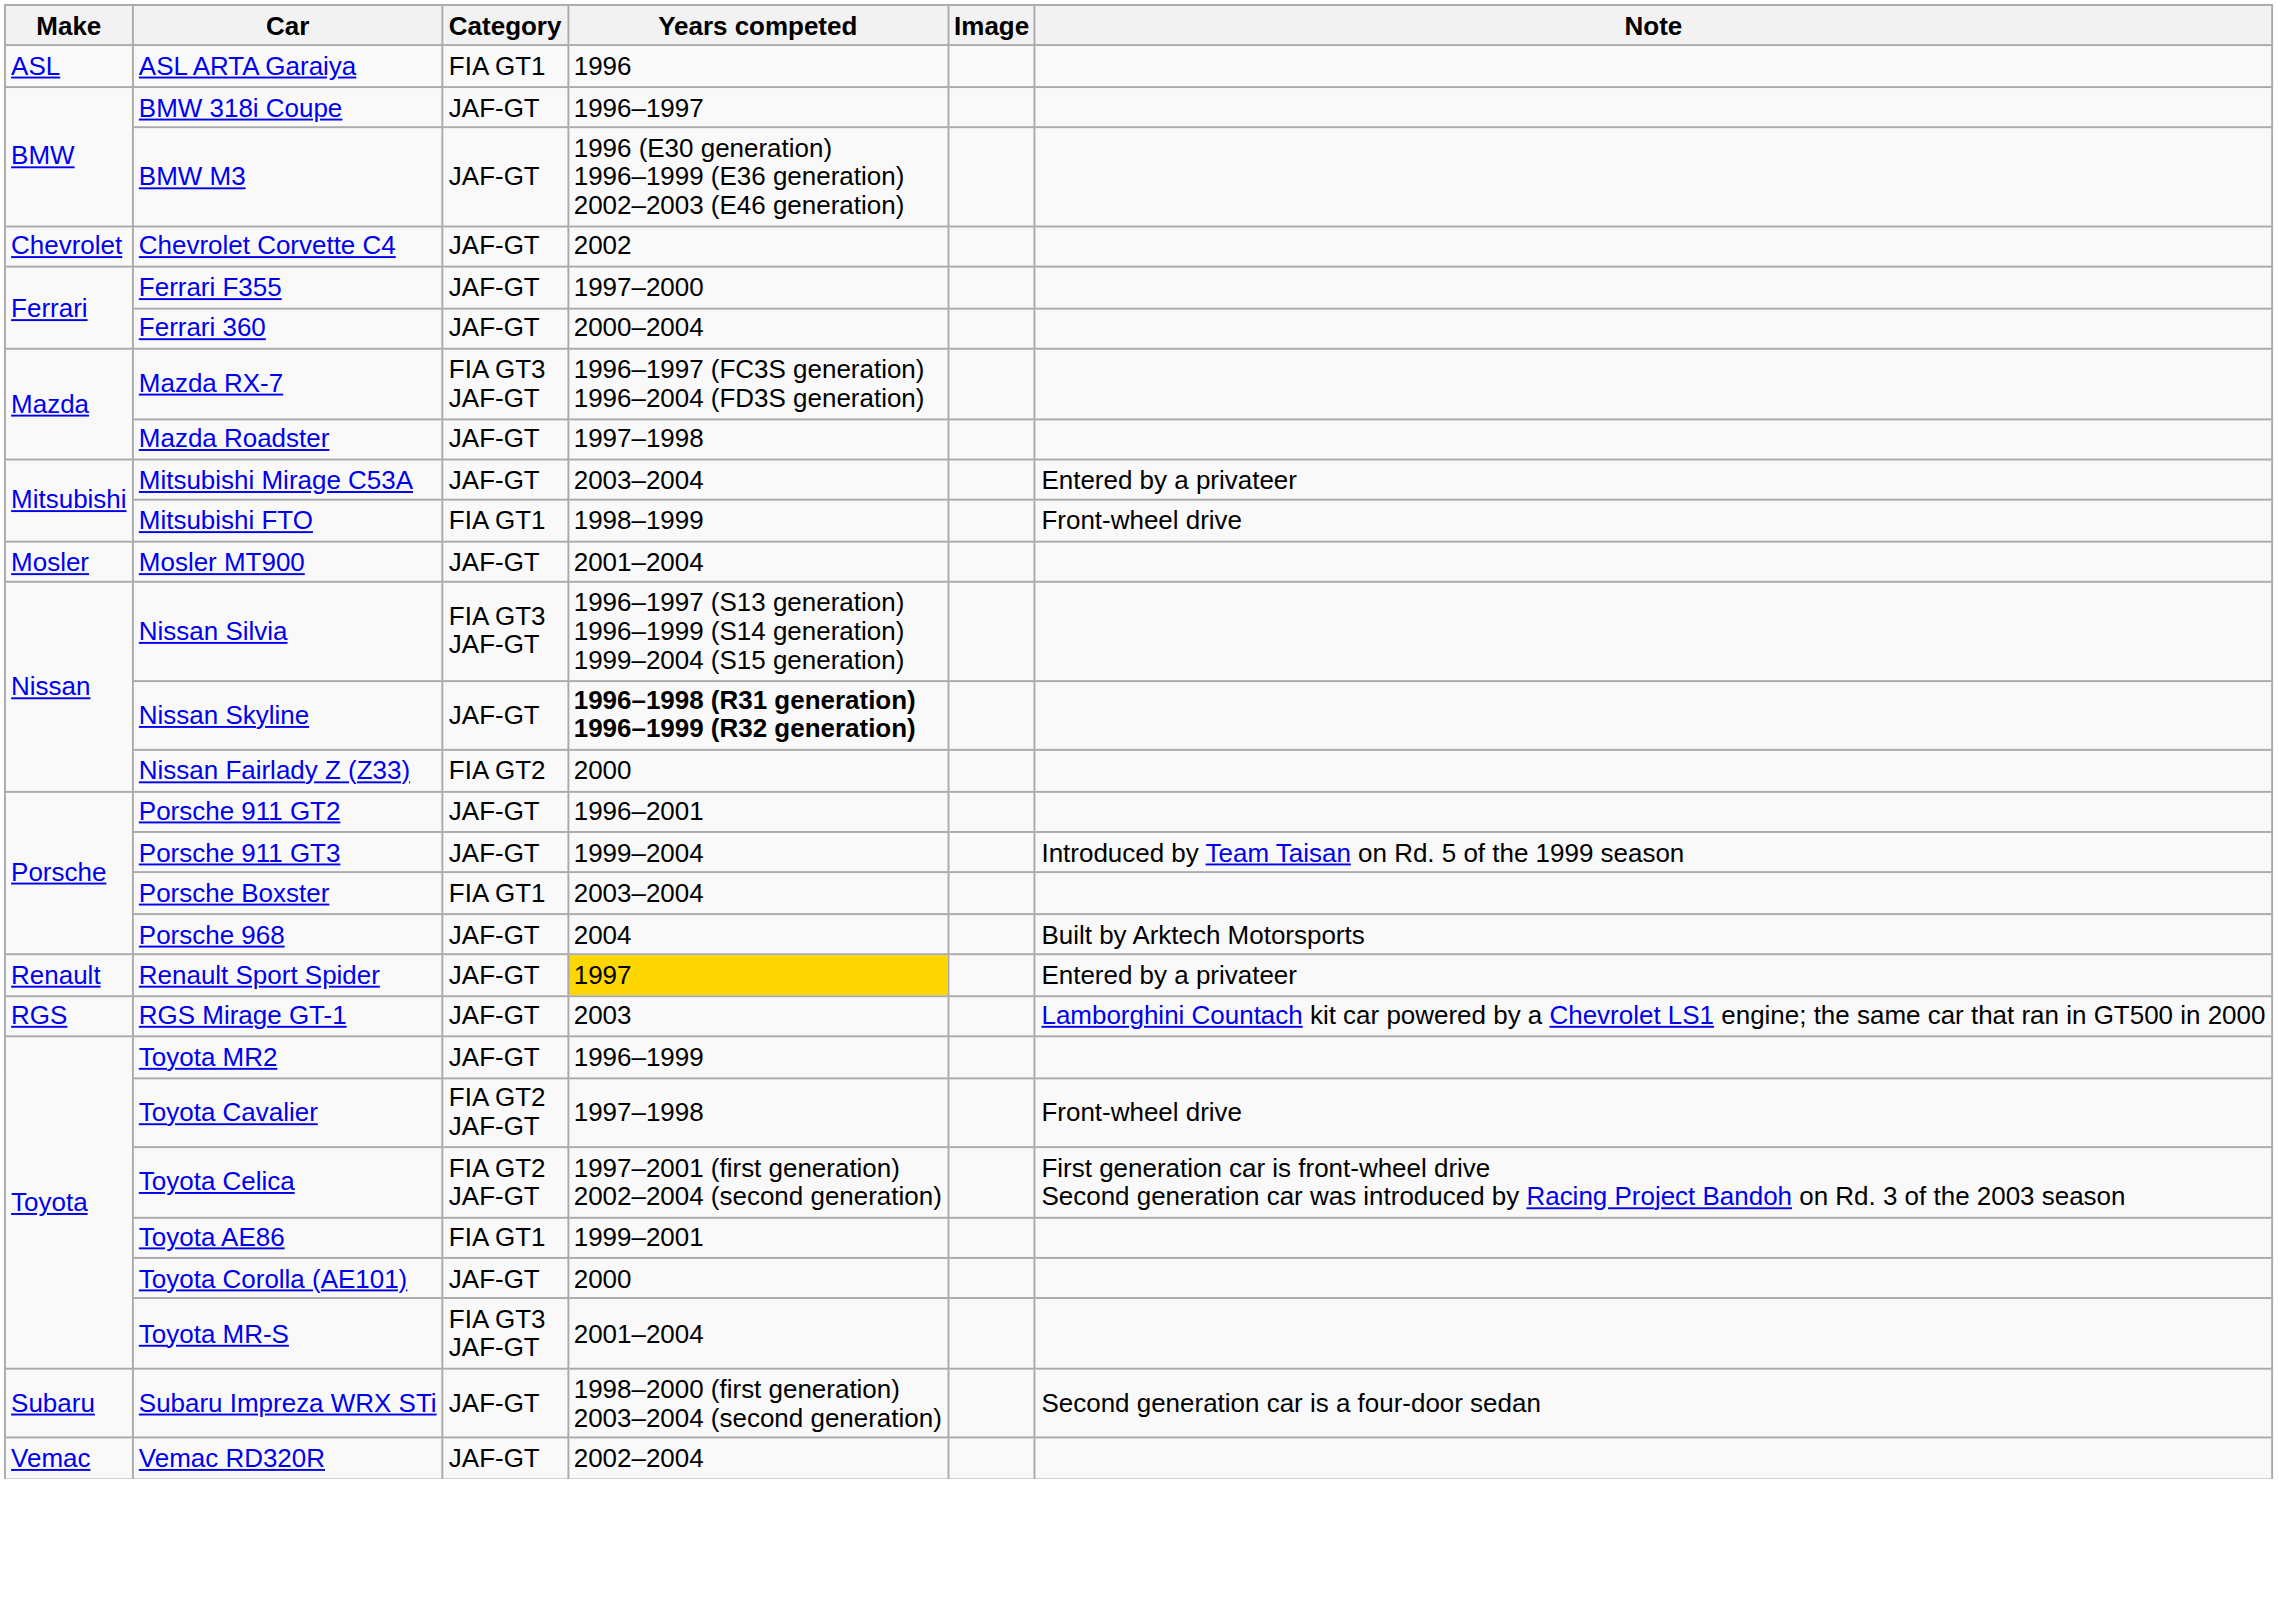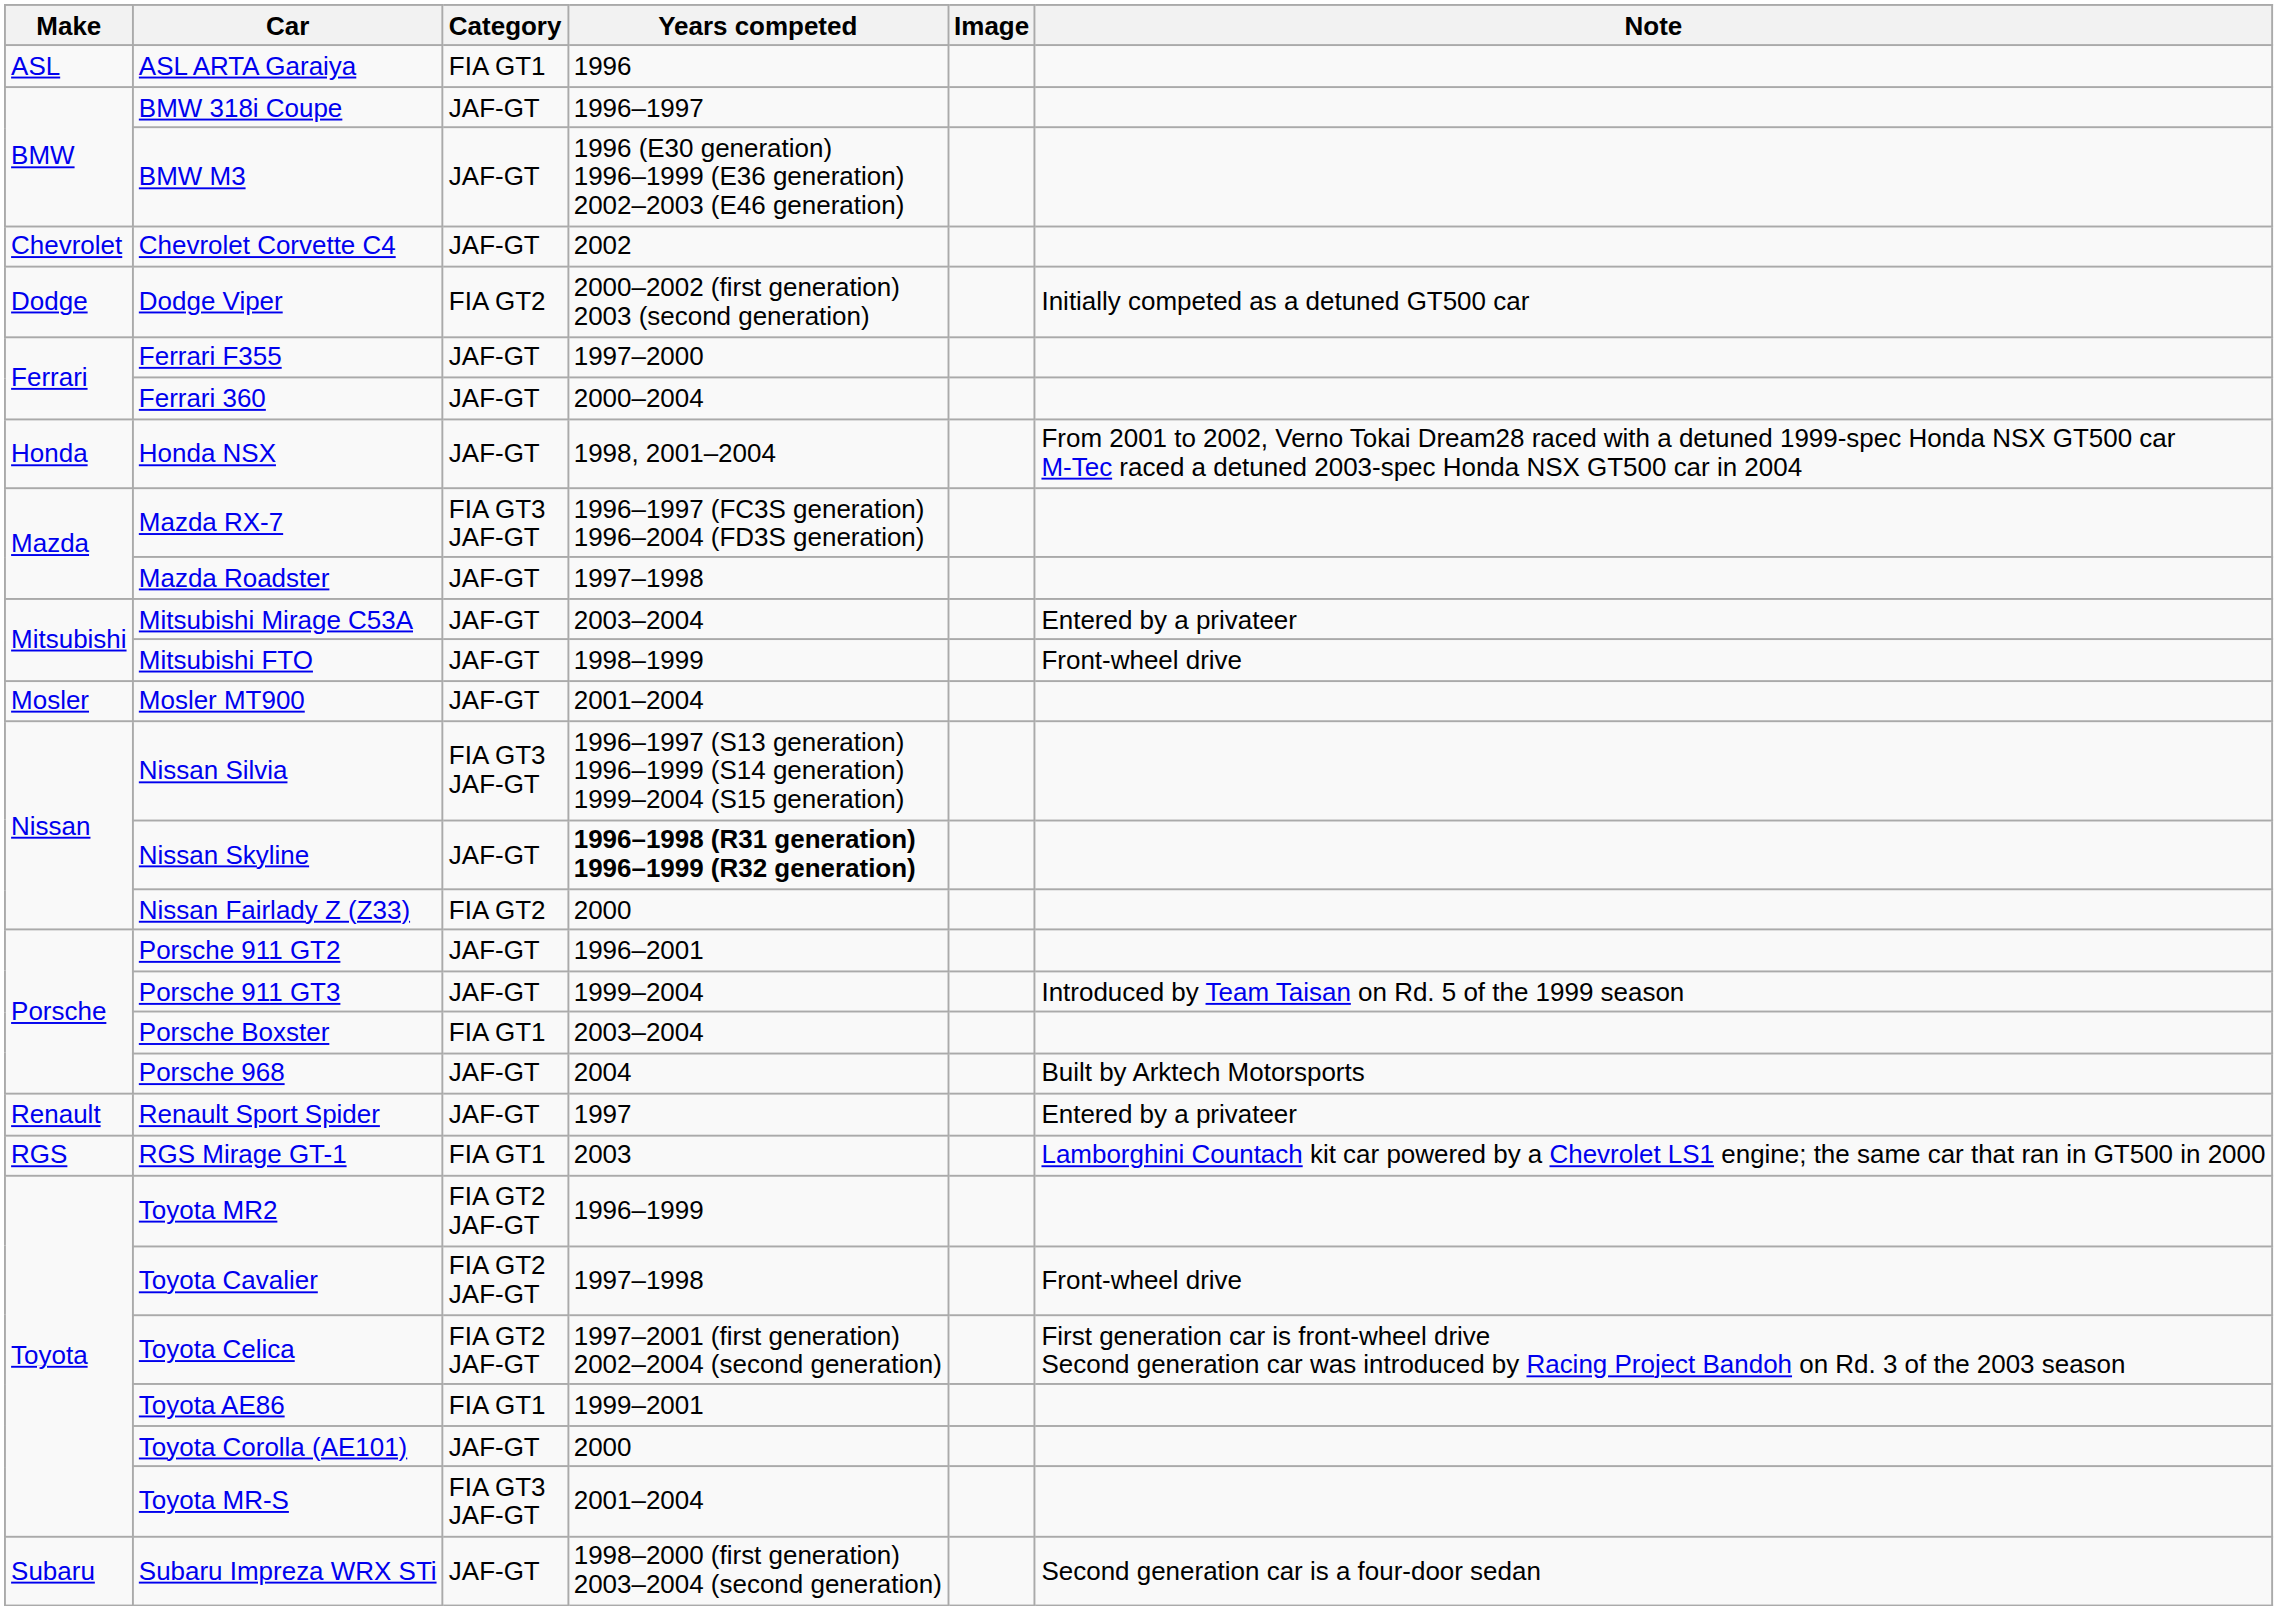+ row: (211, 301)
+ row: (207, 453)
(497, 520) FIA GT1 -> (494, 660) JAF-GT
(603, 975) gold background -> (603, 1114) no background
(494, 1016) JAF-GT -> (497, 1155) FIA GT1
(494, 1057) JAF-GT -> (497, 1210) FIA GT2 JAF-GT
- row: (232, 1458)
